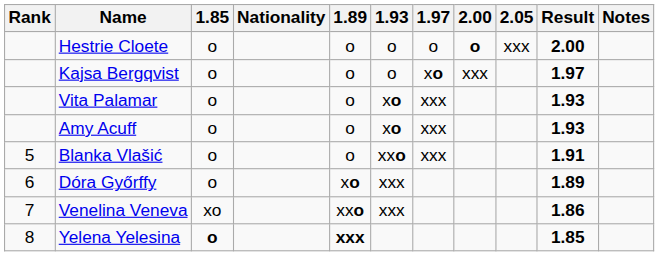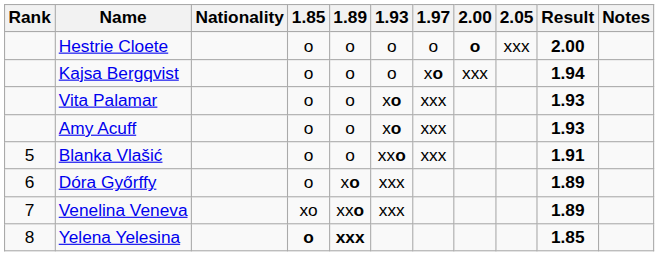columns swapped: (281, 18) <-> (212, 18)
(568, 73) 1.97 -> (568, 73) 1.94
(568, 210) 1.86 -> (568, 210) 1.89
